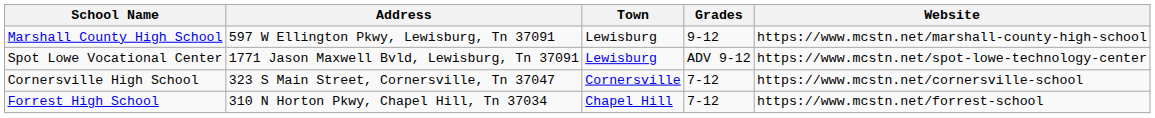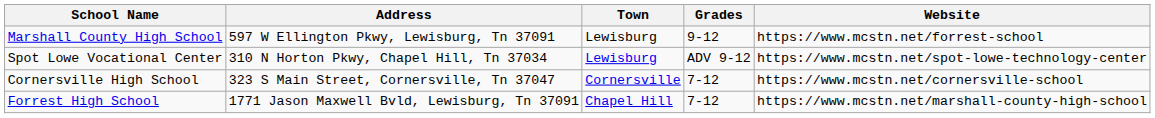(952, 37) https://www.mcstn.net/marshall-county-high-school -> (900, 37) https://www.mcstn.net/forrest-school
(404, 59) 1771 Jason Maxwell Bvld, Lewisburg, Tn 37091 -> (388, 59) 310 N Horton Pkwy, Chapel Hill, Tn 37034
(388, 102) 310 N Horton Pkwy, Chapel Hill, Tn 37034 -> (404, 102) 1771 Jason Maxwell Bvld, Lewisburg, Tn 37091
(900, 102) https://www.mcstn.net/forrest-school -> (952, 102) https://www.mcstn.net/marshall-county-high-school
